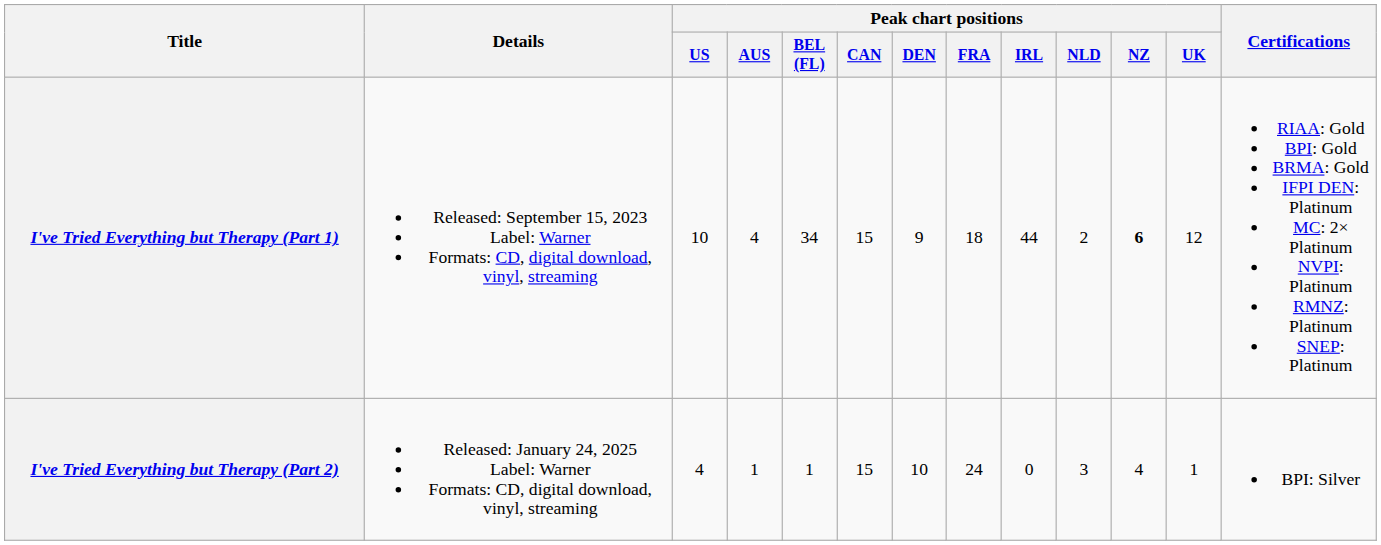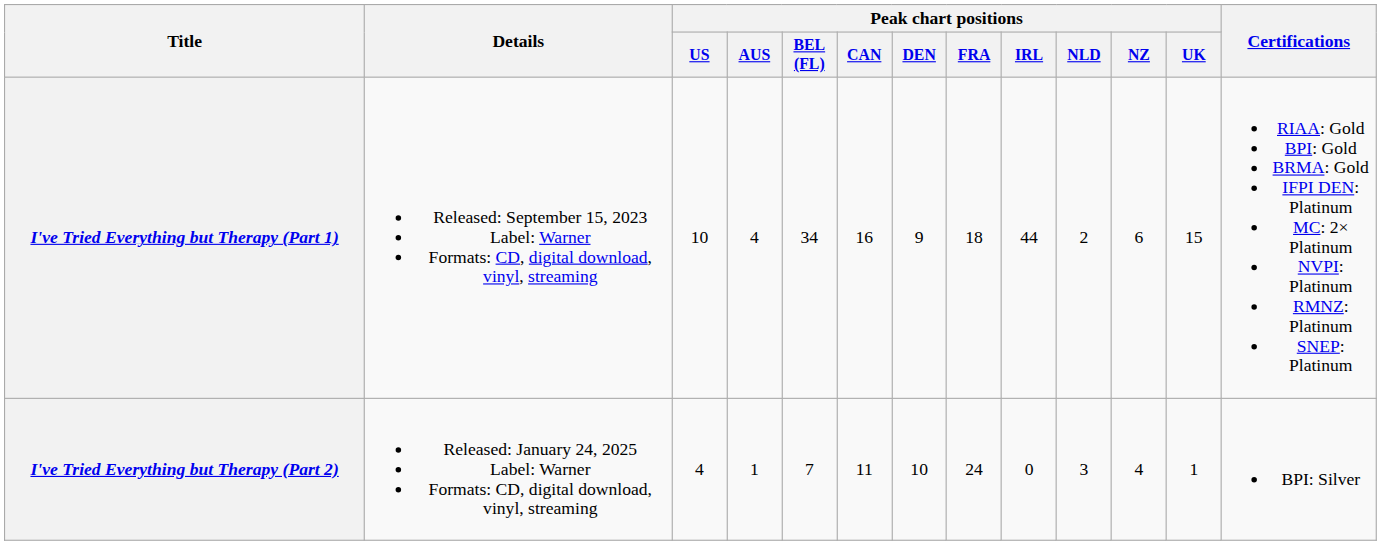(864, 237) 15 -> (864, 237) 16
(1139, 237) bold -> (1139, 237) normal
(1194, 237) 12 -> (1194, 237) 15
(809, 468) 1 -> (809, 468) 7
(864, 468) 15 -> (864, 468) 11
